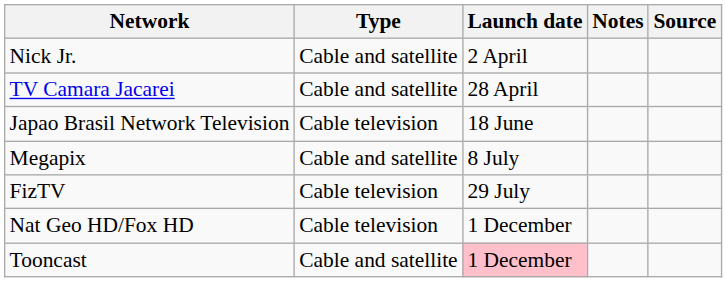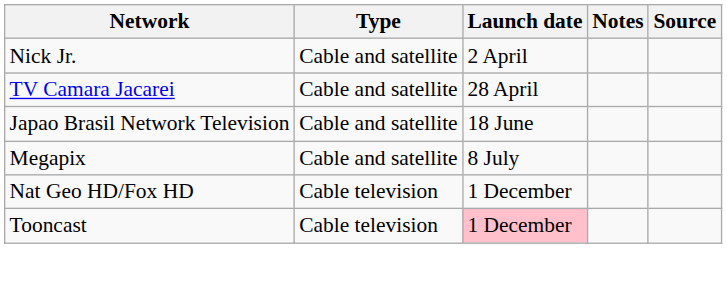(369, 123) Cable television -> (378, 123) Cable and satellite
- row: (38, 191)
(378, 259) Cable and satellite -> (369, 225) Cable television
